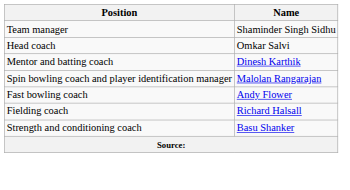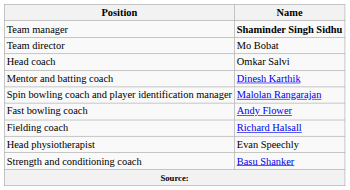(286, 29) normal -> (290, 29) bold
+ row: (36, 45)
+ row: (51, 144)
